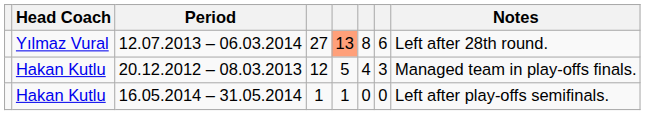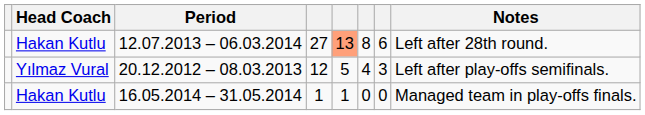(62, 43) Yılmaz Vural -> (61, 43) Hakan Kutlu
(61, 69) Hakan Kutlu -> (62, 69) Yılmaz Vural
(516, 69) Managed team in play-offs finals. -> (502, 69) Left after play-offs semifinals.
(502, 95) Left after play-offs semifinals. -> (516, 95) Managed team in play-offs finals.
